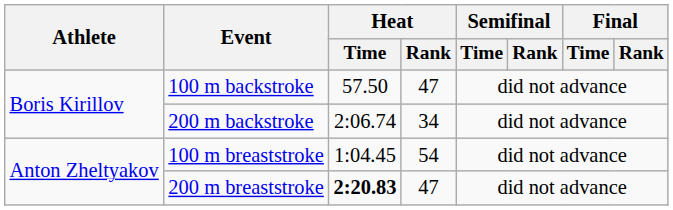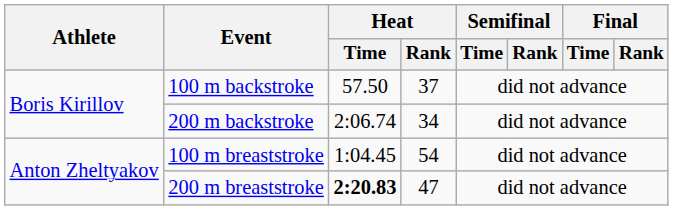(429, 87) 47 -> (429, 87) 37
